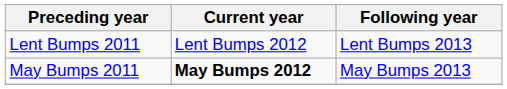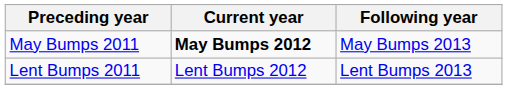rows swapped: (74, 71) <-> (75, 44)
